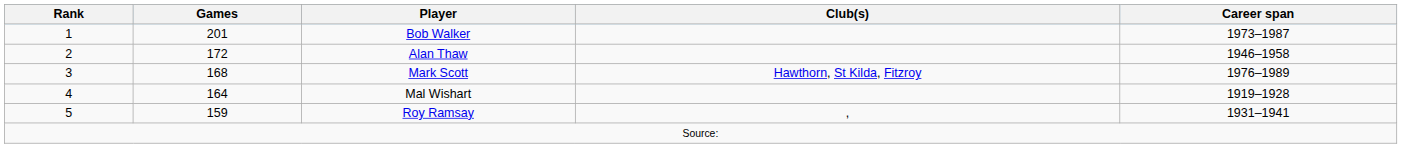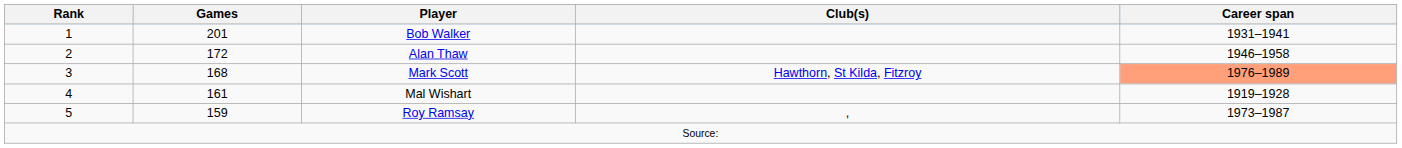(1258, 34) 1973–1987 -> (1258, 34) 1931–1941
(1258, 73) no background -> (1258, 73) lightsalmon background
(217, 93) 164 -> (217, 93) 161
(1258, 113) 1931–1941 -> (1258, 113) 1973–1987
